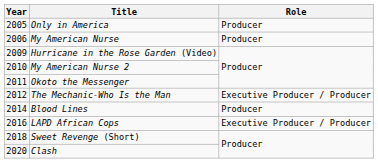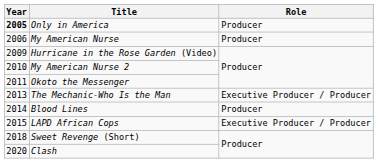(17, 25) normal -> (17, 25) bold
(17, 95) 2012 -> (17, 95) 2013
(17, 123) 2016 -> (17, 123) 2015
